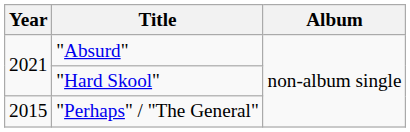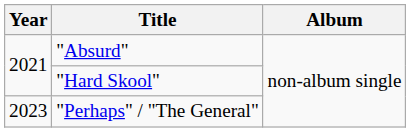(28, 111) 2015 -> (28, 111) 2023
